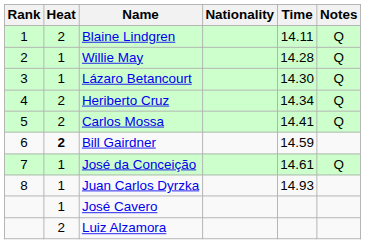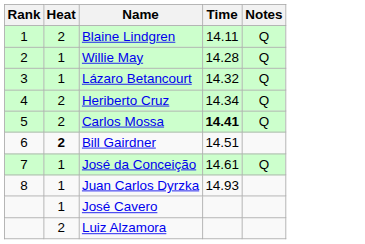- column: (240, 15)
(297, 79) 14.30 -> (222, 79) 14.32
(297, 121) normal -> (222, 121) bold
(297, 143) 14.59 -> (222, 143) 14.51
